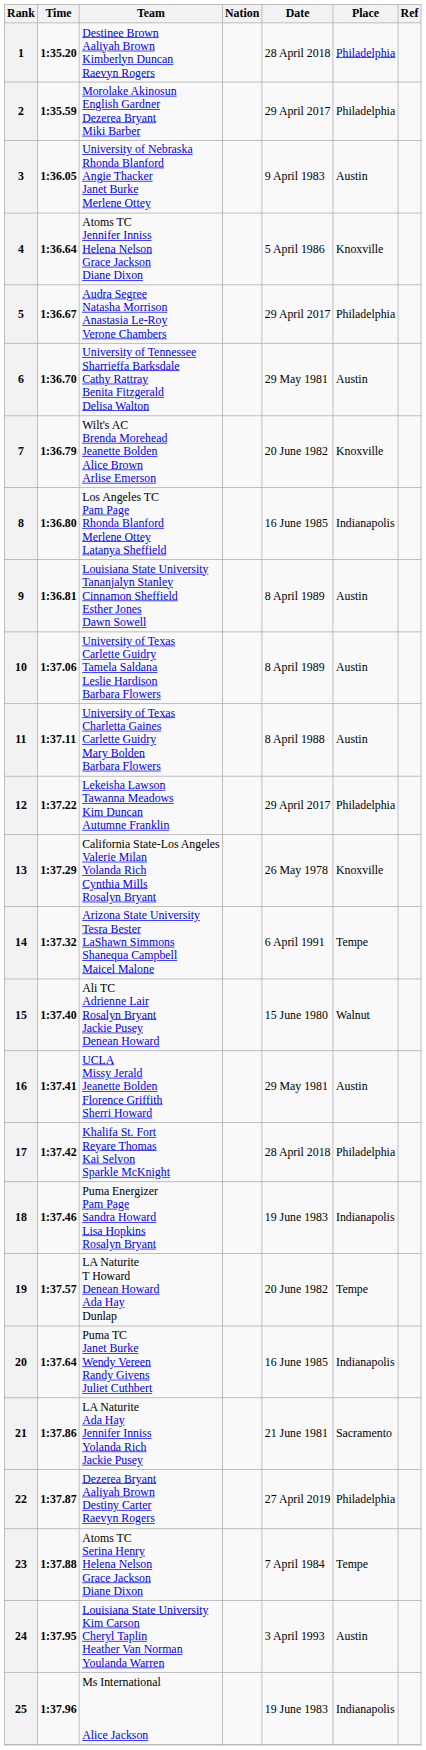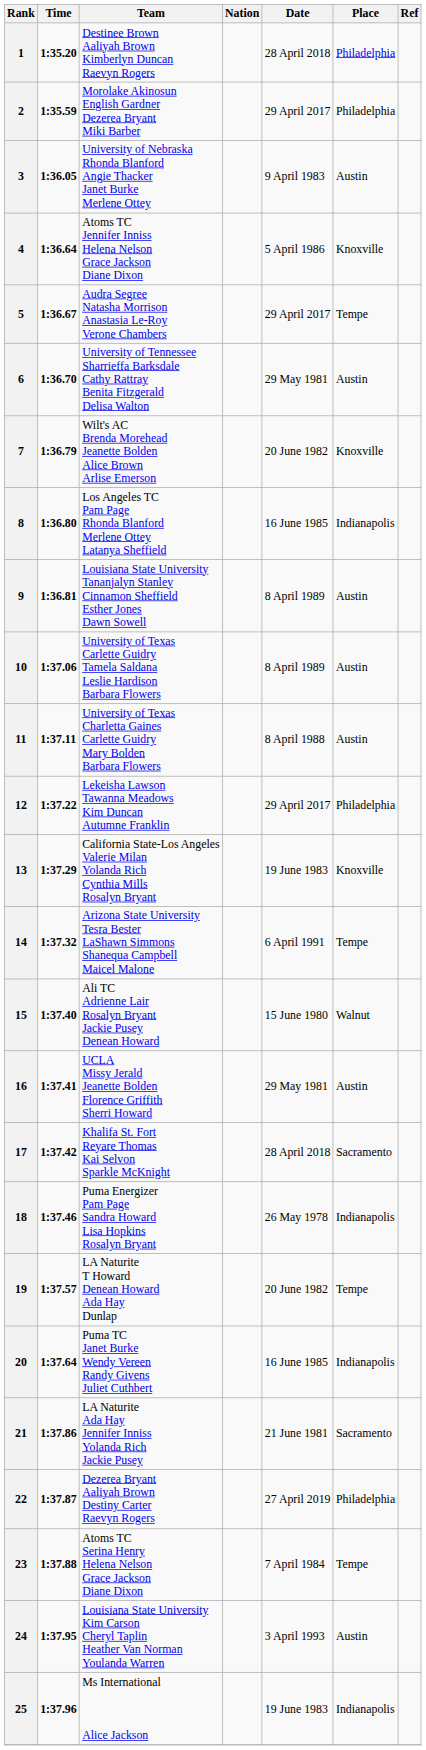(366, 314) Philadelphia -> (352, 314) Tempe
(296, 870) 26 May 1978 -> (296, 870) 19 June 1983
(366, 1152) Philadelphia -> (364, 1152) Sacramento
(296, 1217) 19 June 1983 -> (296, 1217) 26 May 1978
